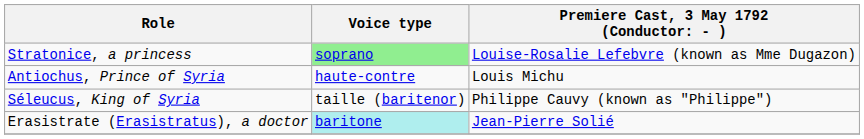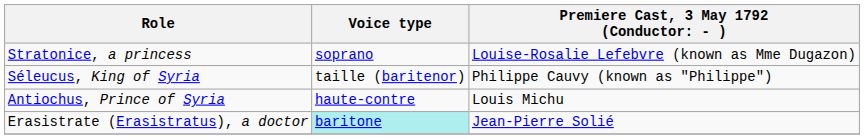(344, 55) lightgreen background -> (344, 55) no background
rows swapped: (116, 77) <-> (104, 100)
